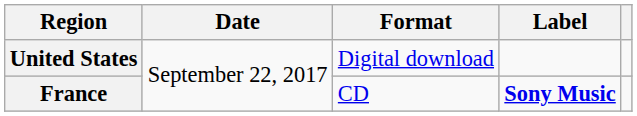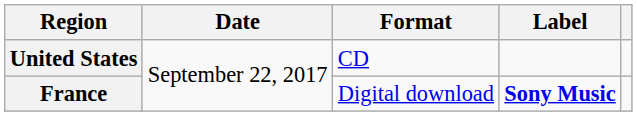(416, 57) Digital download -> (353, 57) CD
(353, 93) CD -> (416, 93) Digital download
